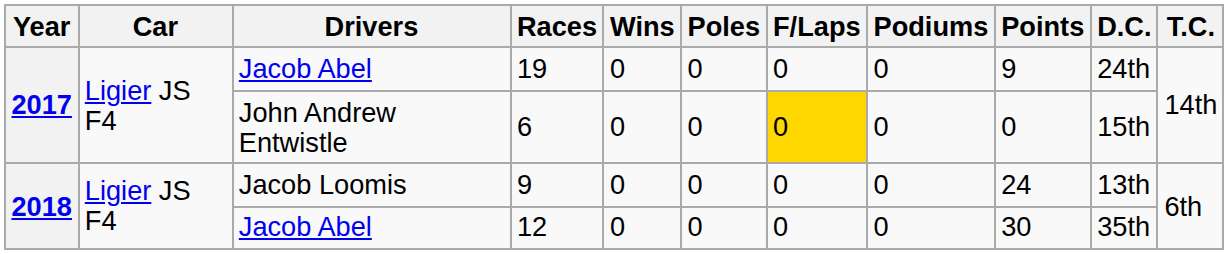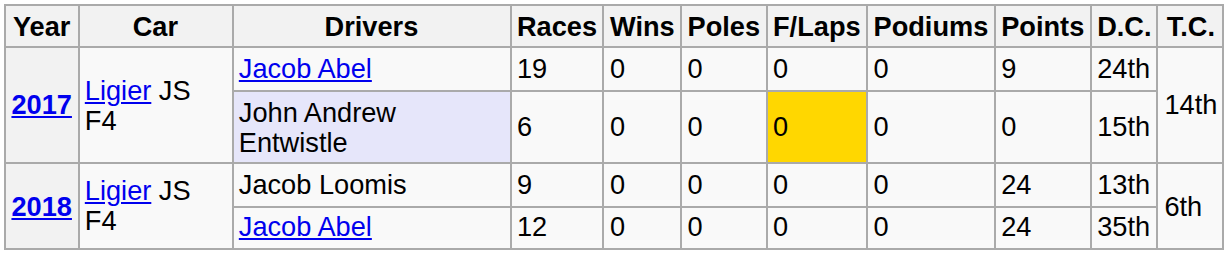(317, 127) no background -> (317, 127) lavender background
(1016, 228) 30 -> (1016, 228) 24
